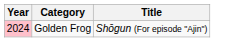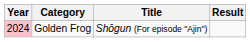+ column: (228, 12)
